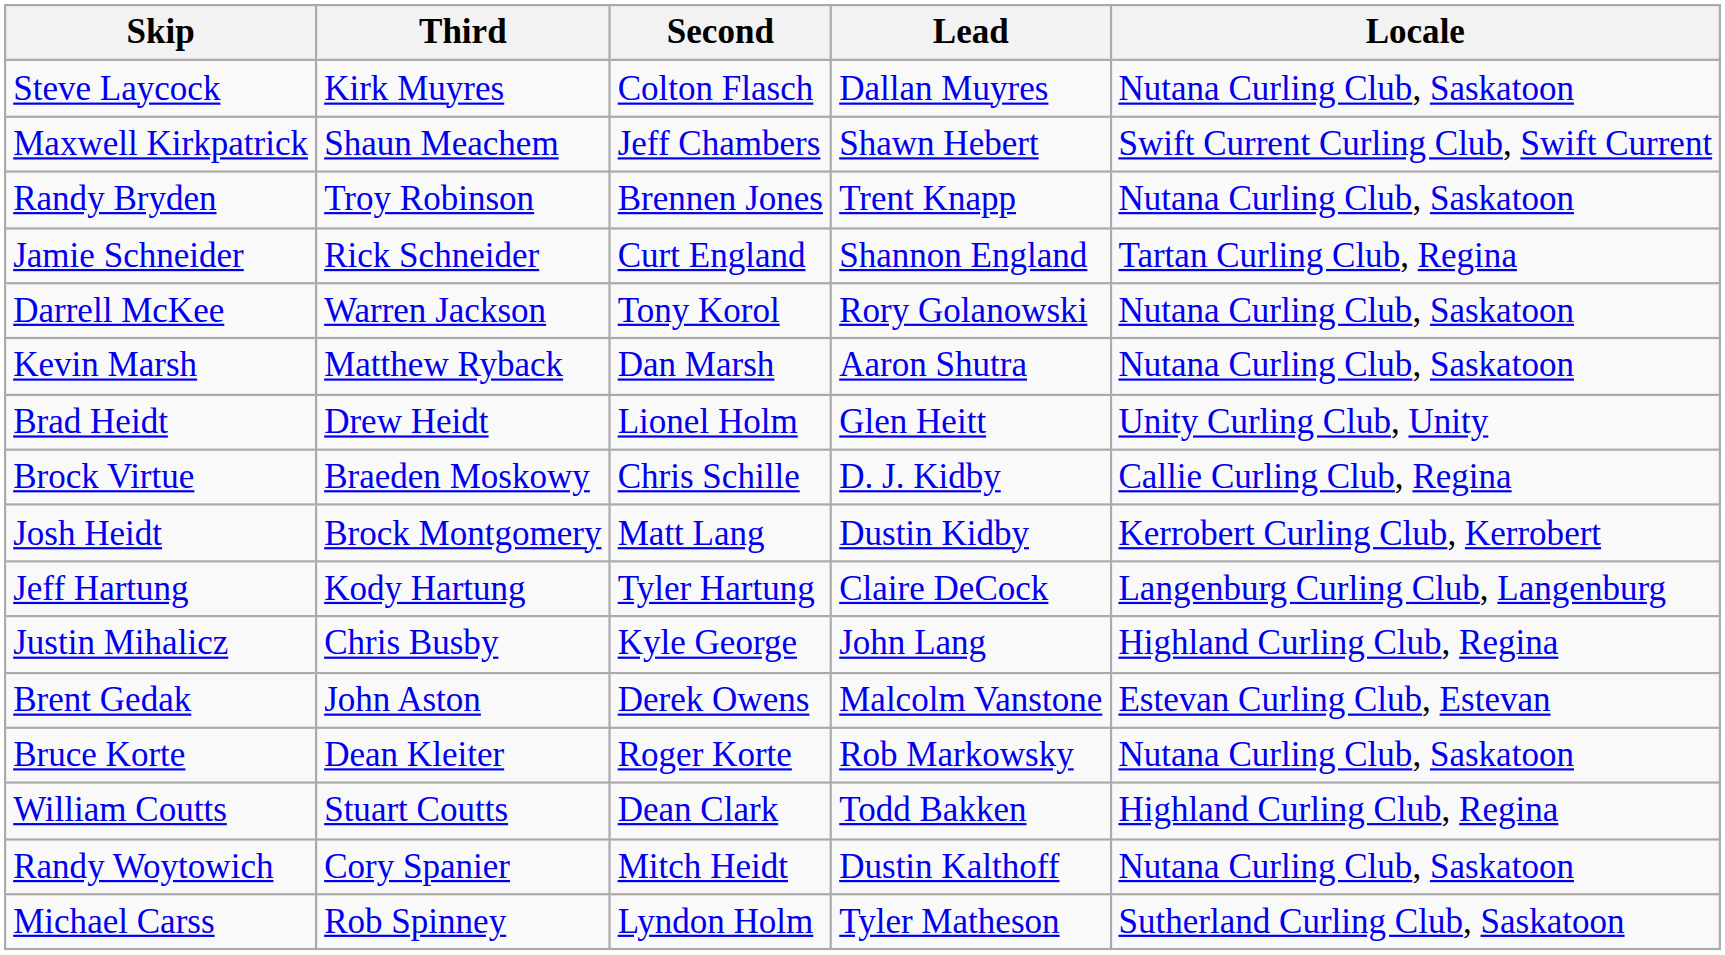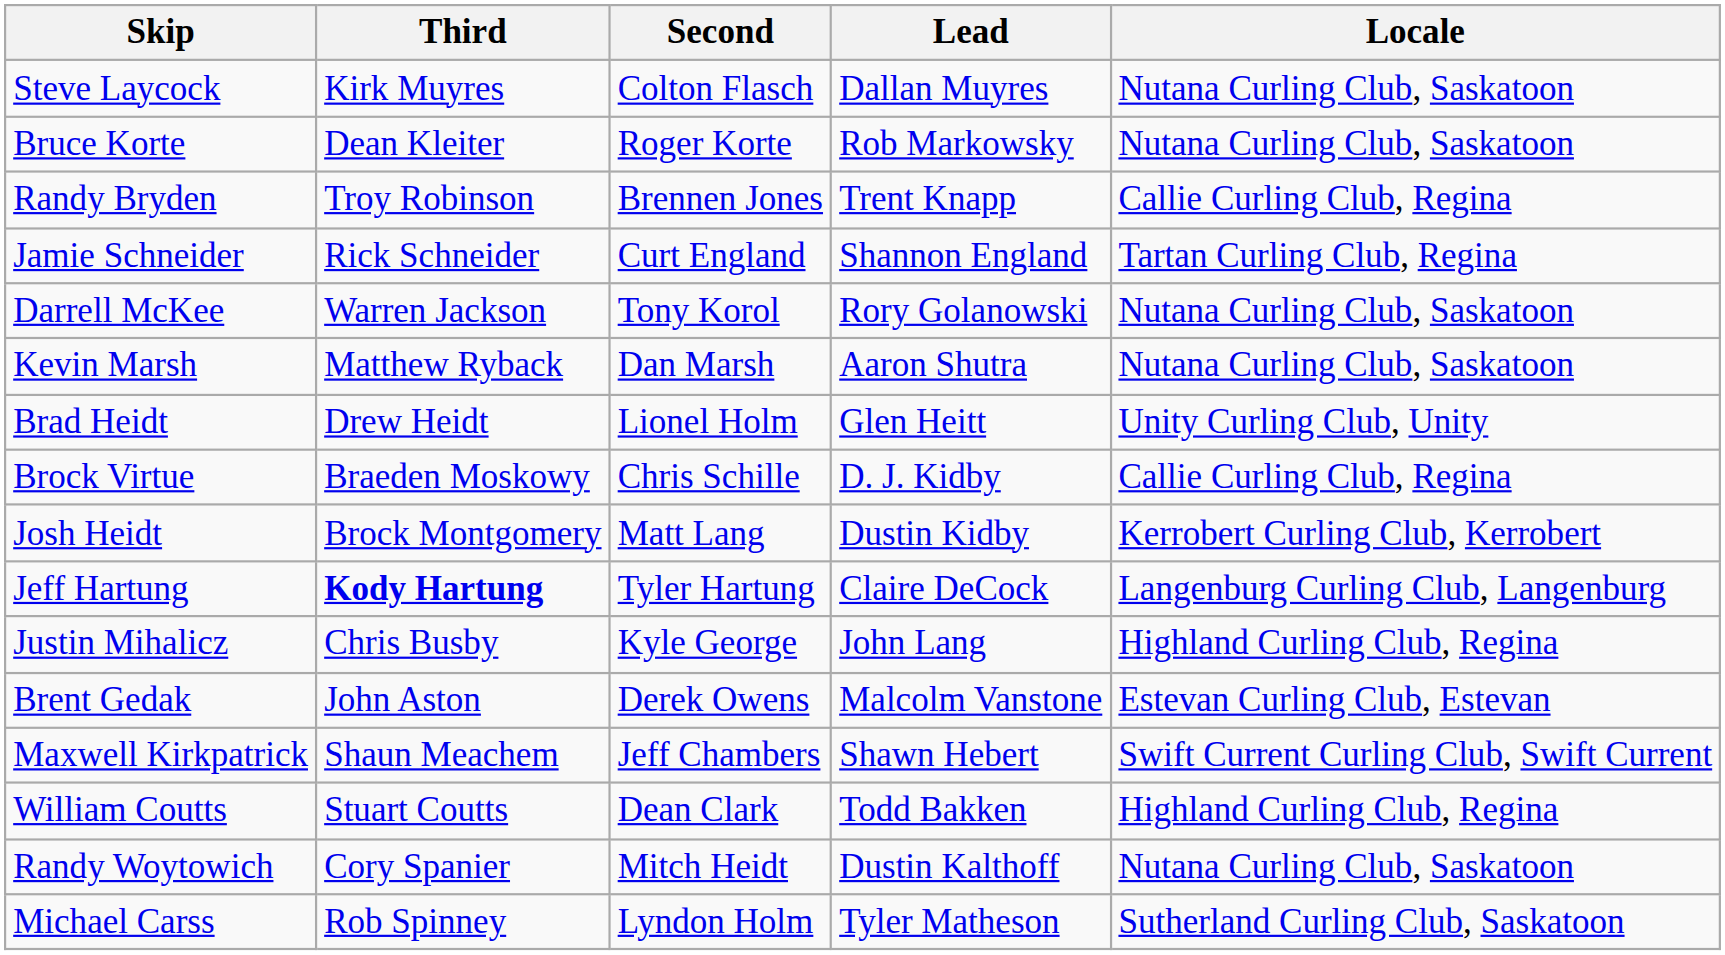rows swapped: (99, 754) <-> (161, 143)
(1346, 198) Nutana Curling Club, Saskatoon -> (1315, 198) Callie Curling Club, Regina
(425, 587) normal -> (434, 587) bold
